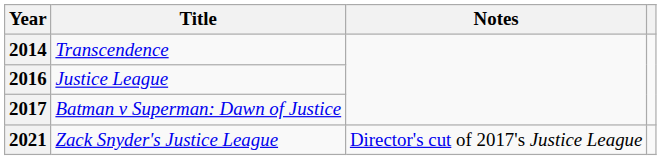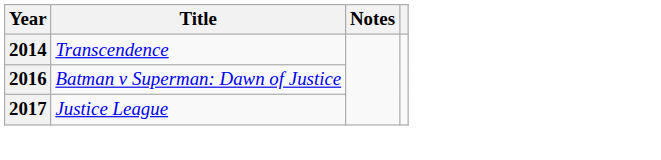(112, 79) Justice League -> (198, 79) Batman v Superman: Dawn of Justice
(198, 109) Batman v Superman: Dawn of Justice -> (112, 109) Justice League
- row: (28, 139)
